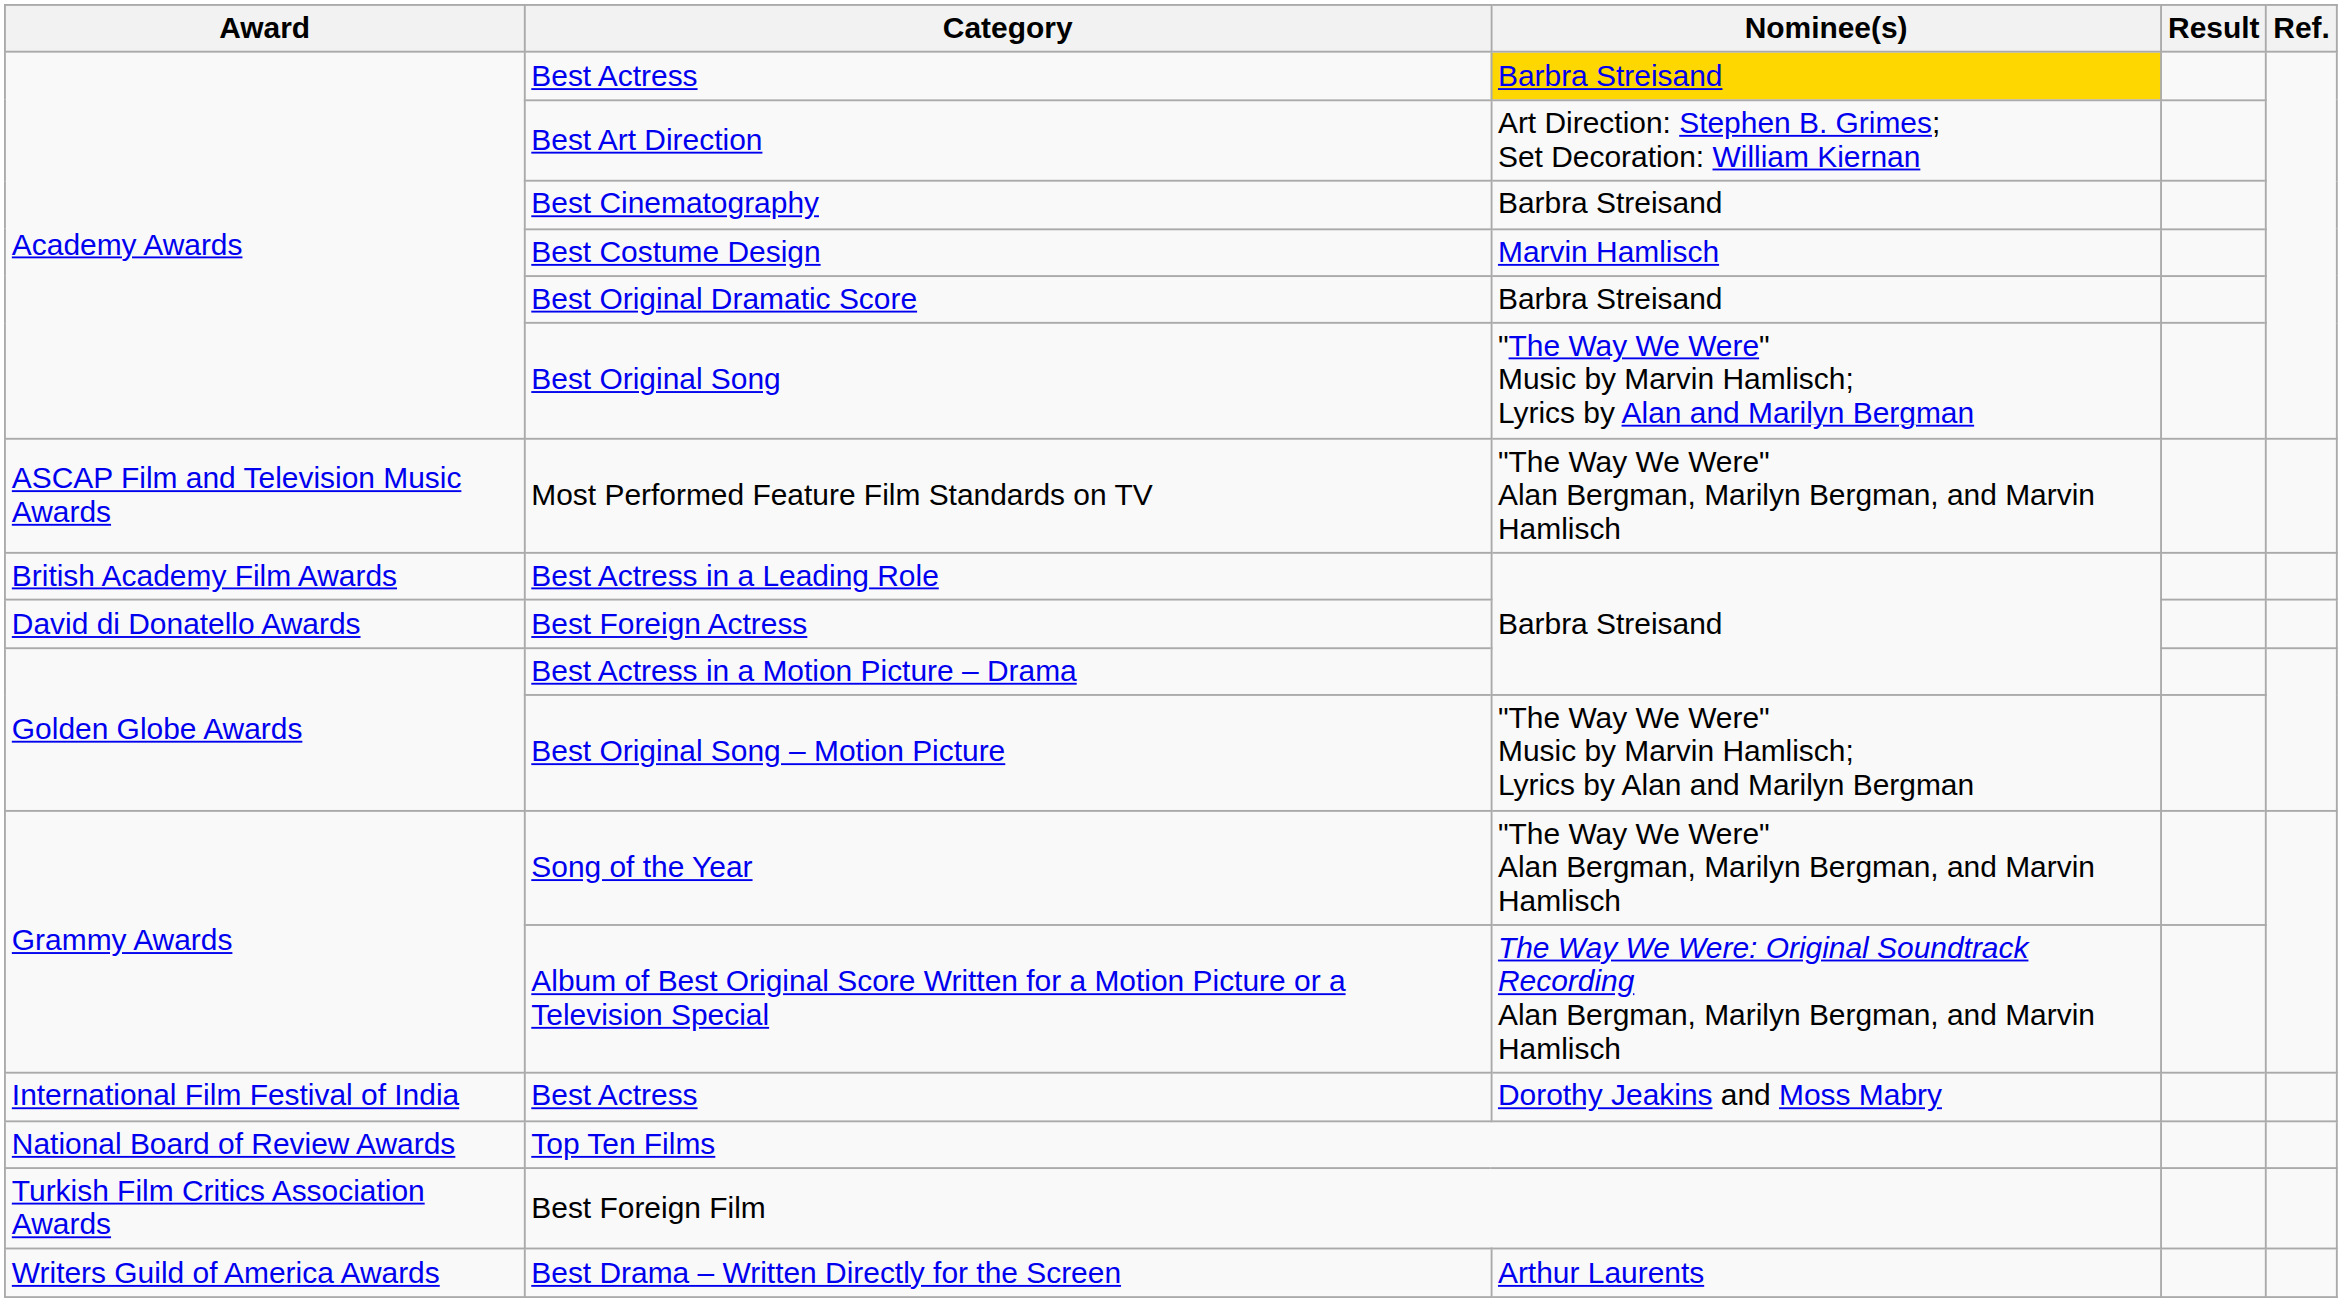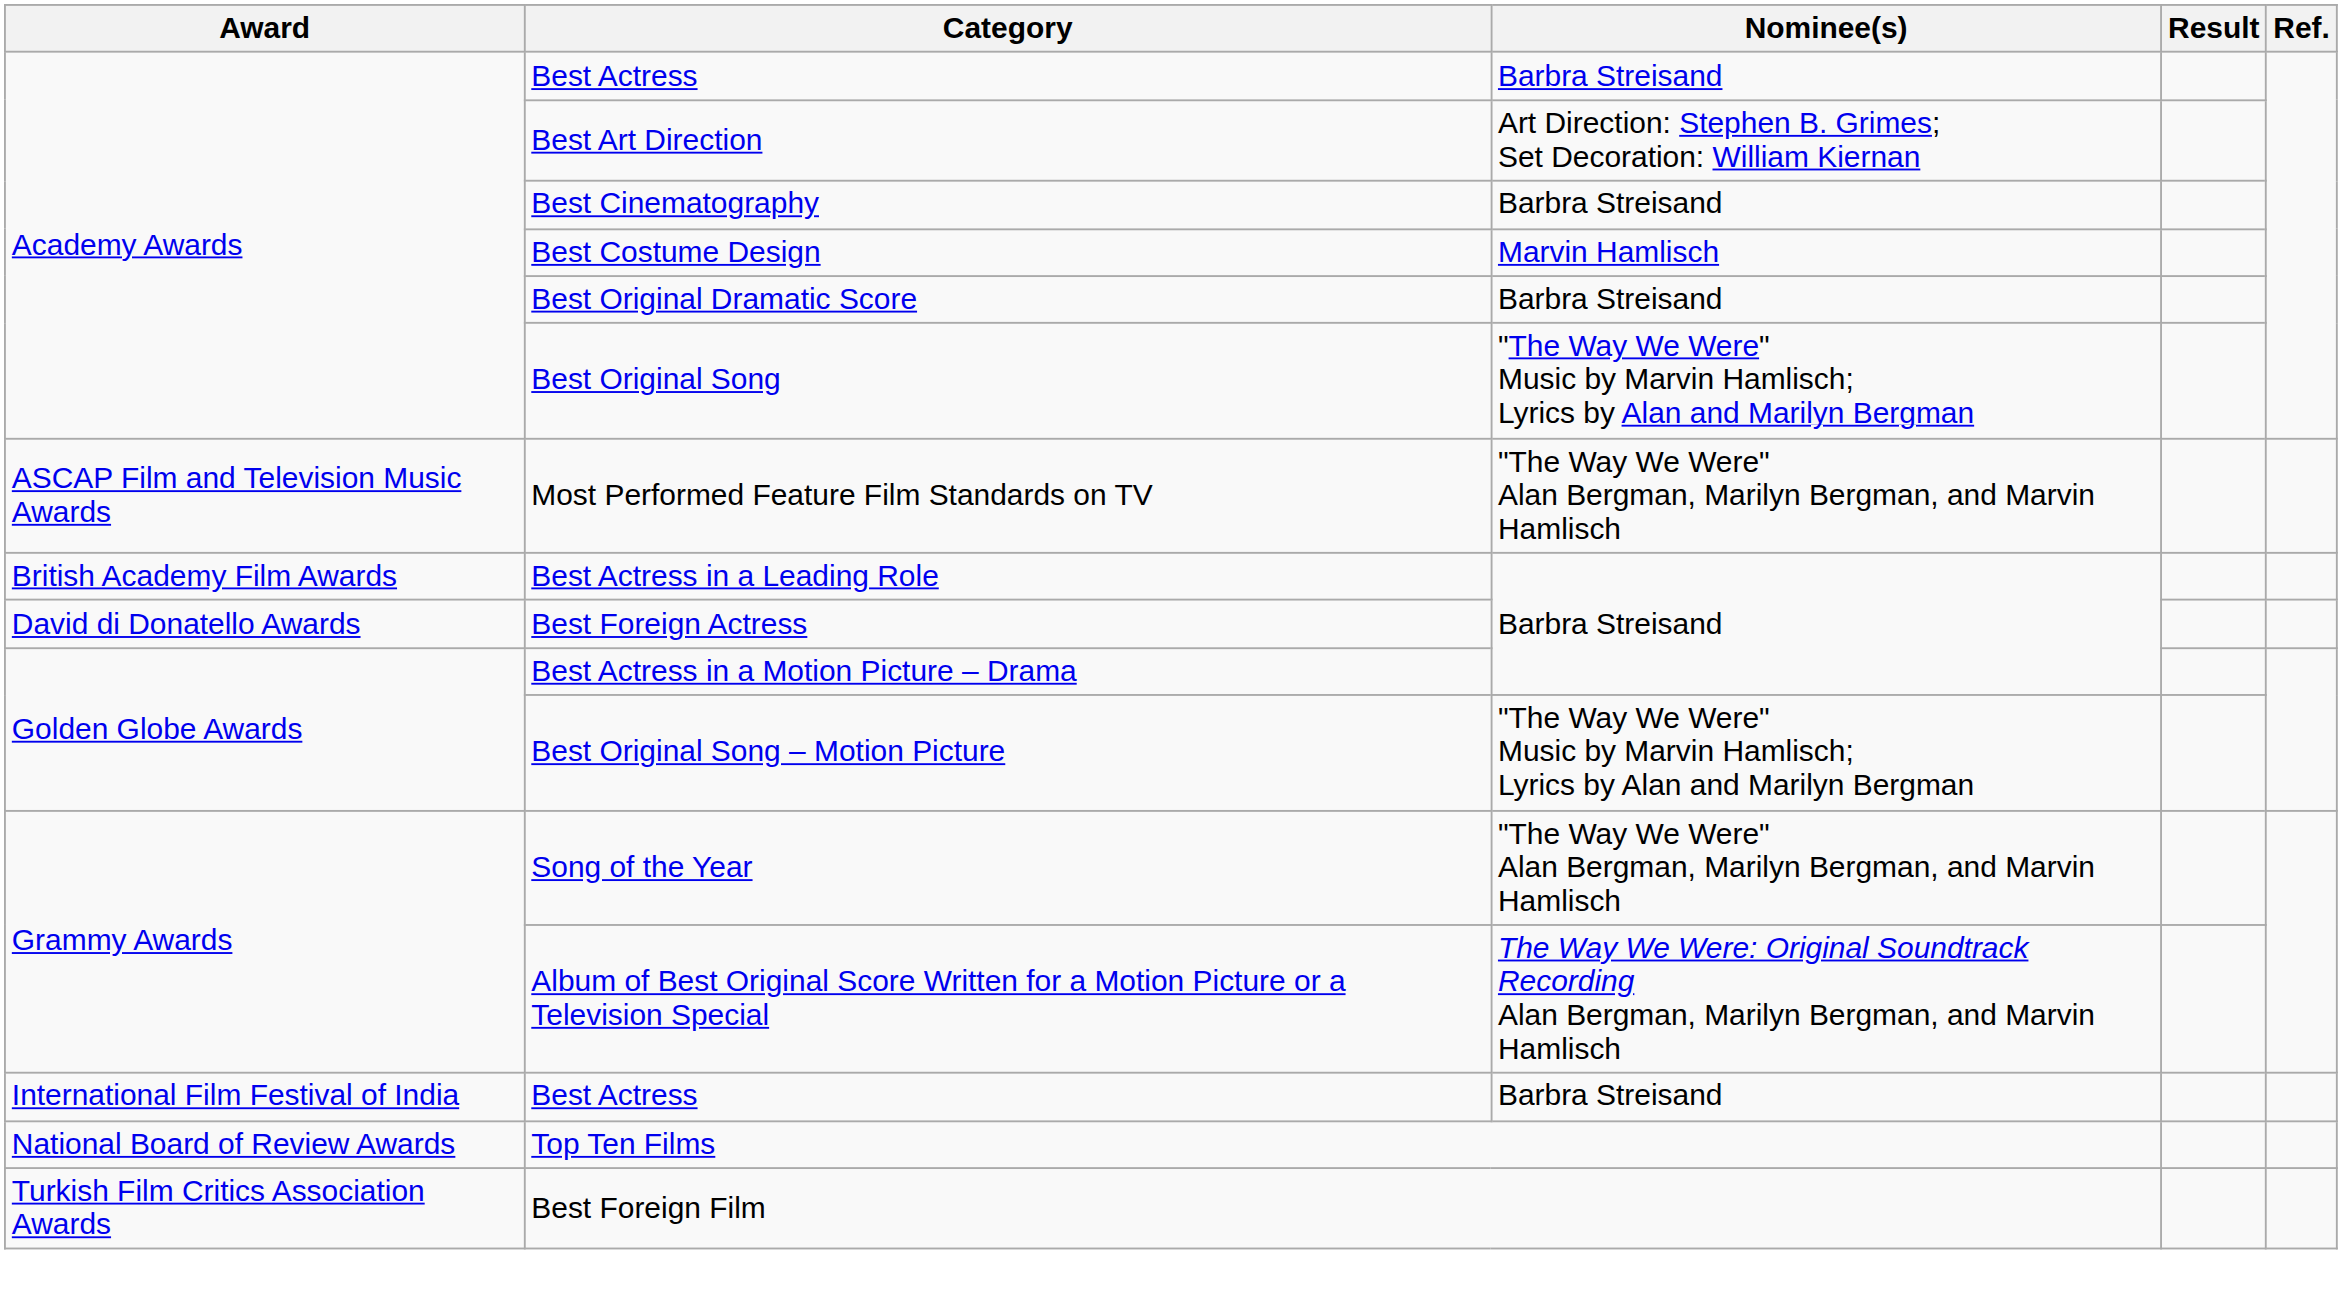(1610, 75) gold background -> (1610, 75) no background
(1720, 1096) Dorothy Jeakins and Moss Mabry -> (1610, 1096) Barbra Streisand
- row: (226, 1272)
